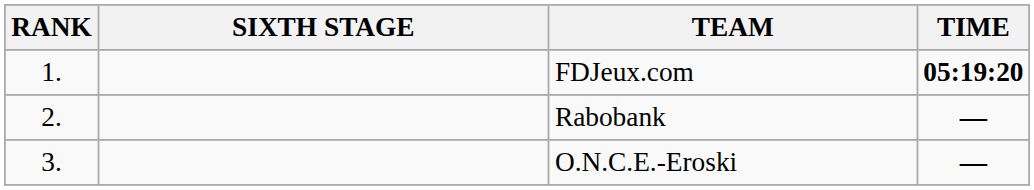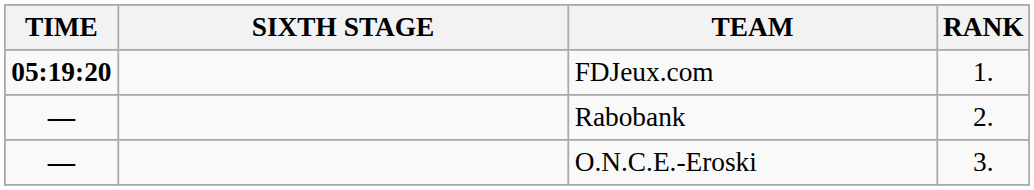columns swapped: (52, 27) <-> (973, 27)
